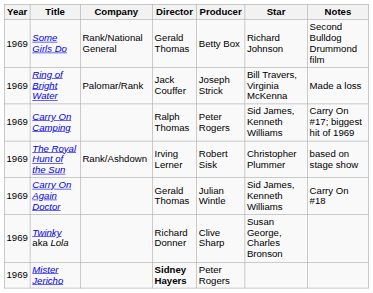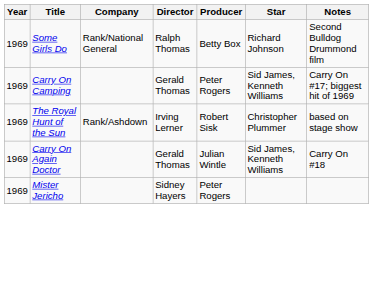(172, 43) Gerald Thomas -> (172, 43) Ralph Thomas
- row: (48, 85)
(172, 122) Ralph Thomas -> (172, 85) Gerald Thomas
- row: (50, 238)
(171, 275) bold -> (170, 190) normal
